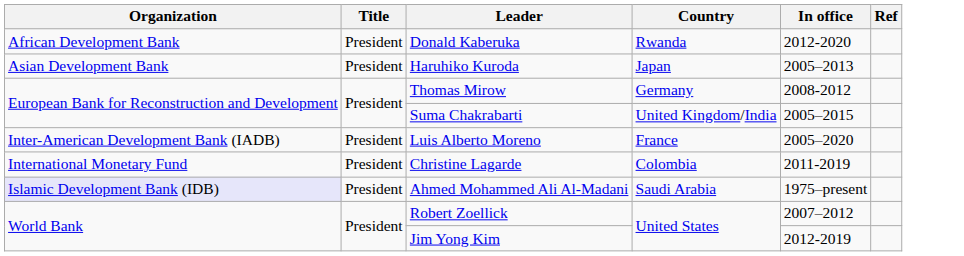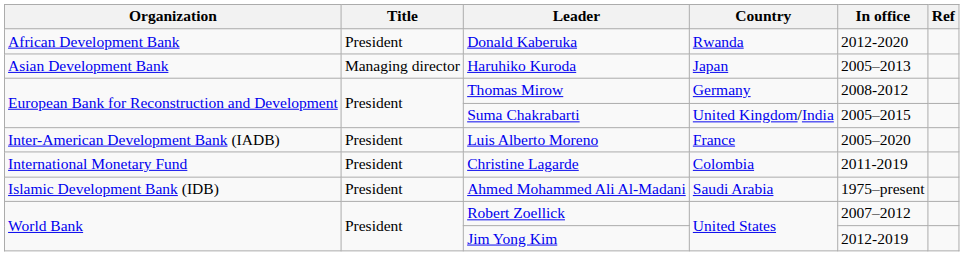(374, 66) President -> (402, 66) Managing director
(113, 189) lavender background -> (113, 189) no background
